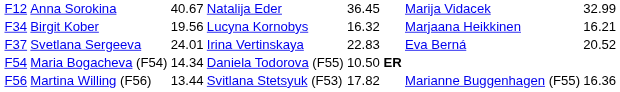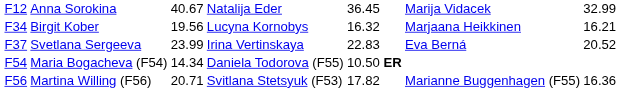(187, 45) 24.01 -> (187, 45) 23.99
(187, 81) 13.44 -> (187, 81) 20.71
